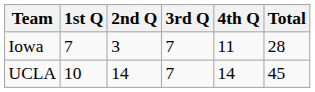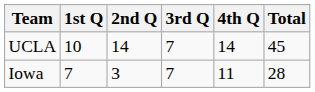rows swapped: (32, 73) <-> (26, 45)
